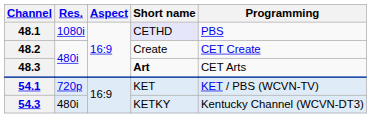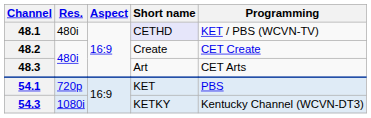(71, 31) 1080i -> (68, 31) 480i
(212, 31) PBS -> (260, 31) KET / PBS (WCVN-TV)
(141, 67) bold -> (140, 67) normal
(260, 86) KET / PBS (WCVN-TV) -> (212, 86) PBS
(68, 104) 480i -> (71, 104) 1080i
